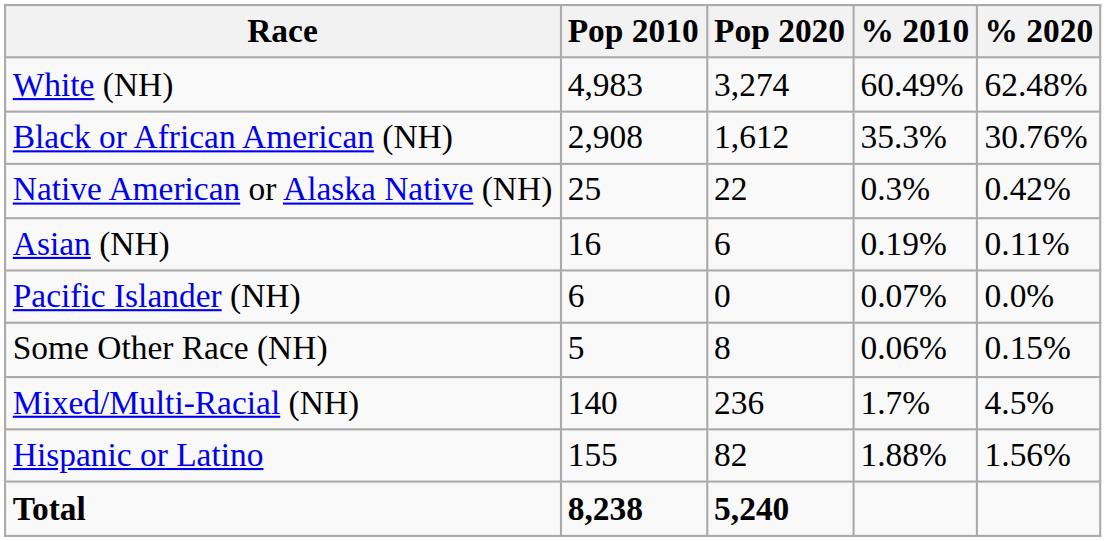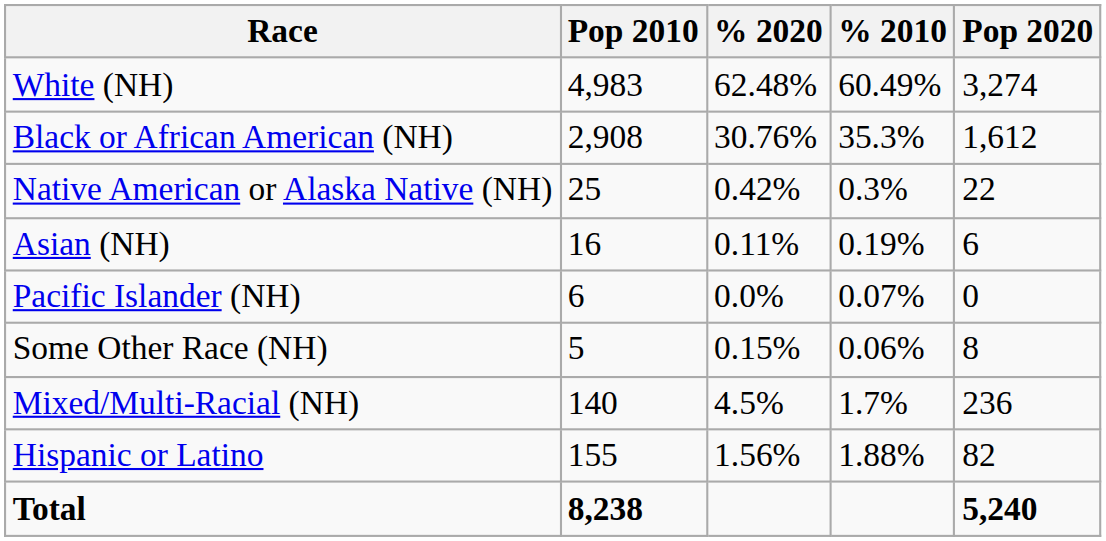columns swapped: (780, 31) <-> (1039, 31)
